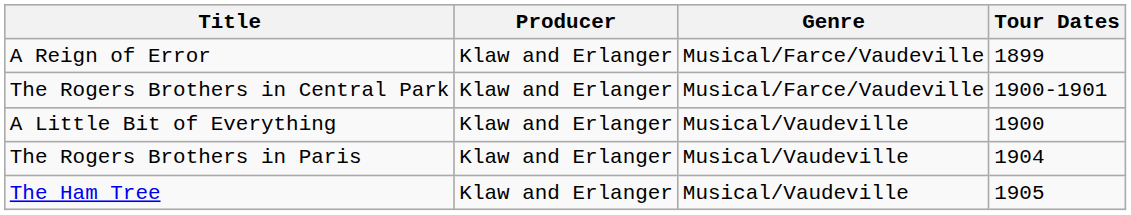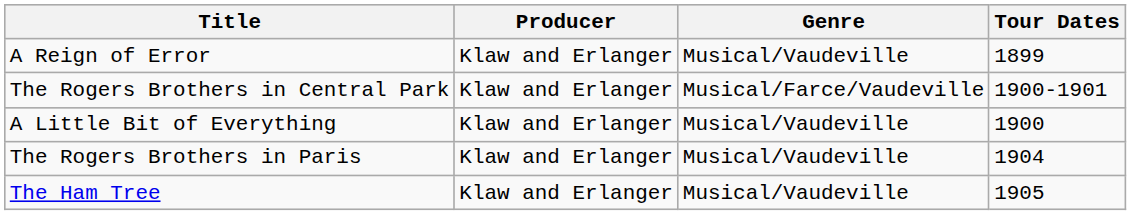(834, 56) Musical/Farce/Vaudeville -> (796, 56) Musical/Vaudeville
